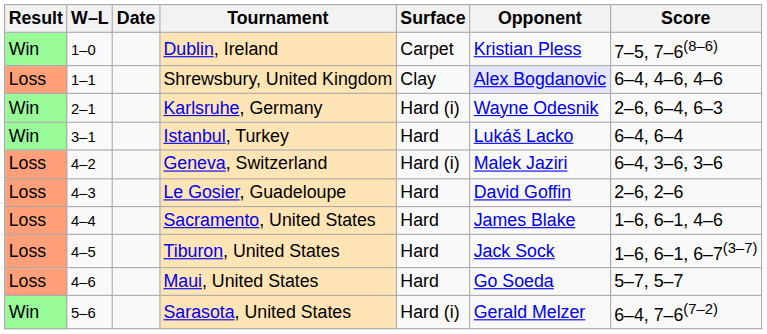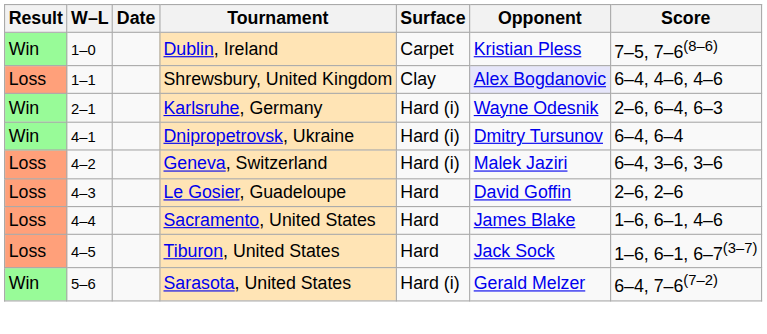- row: (226, 136)
+ row: (259, 136)
- row: (241, 281)
